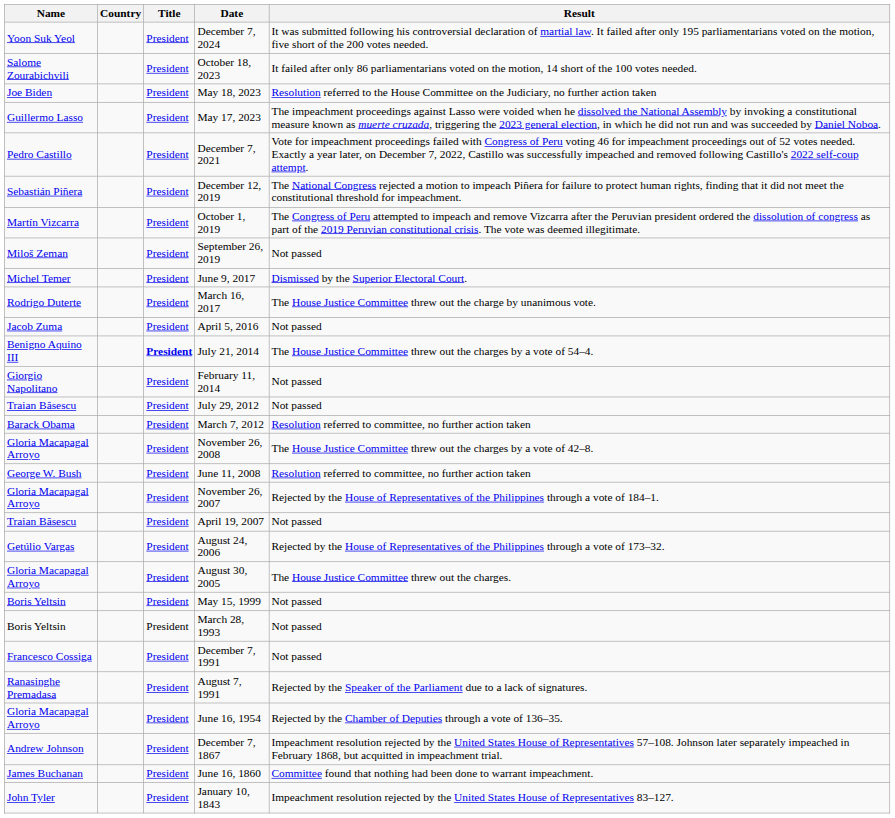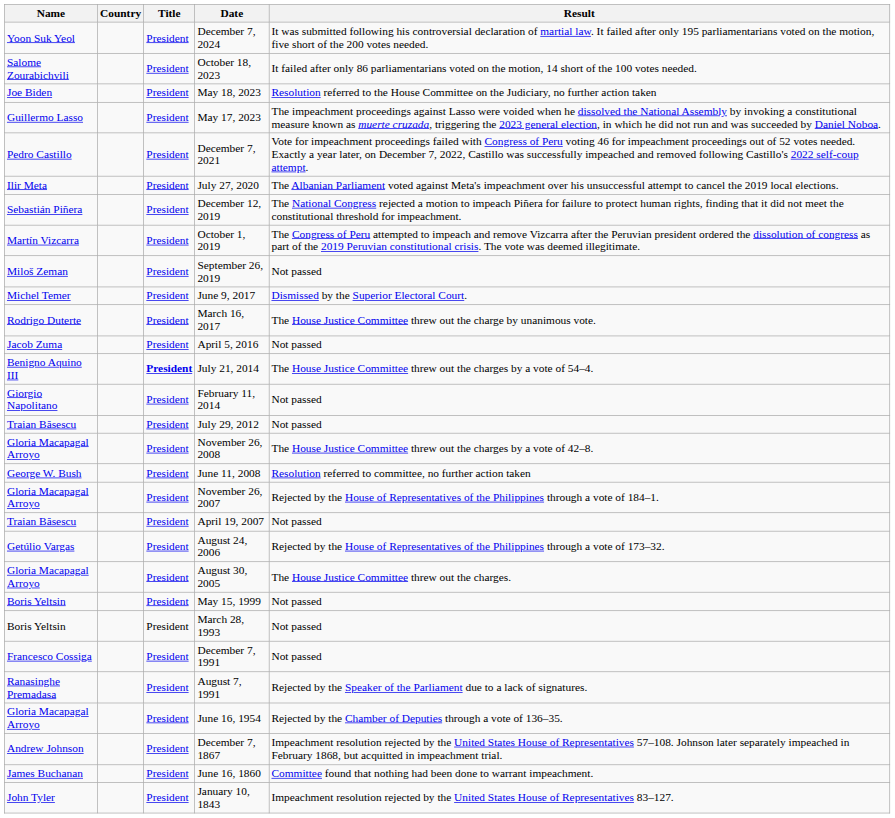+ row: (228, 185)
- row: (231, 424)
